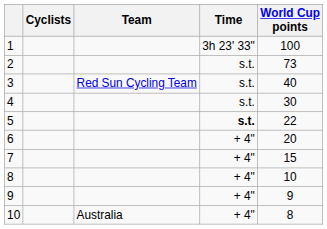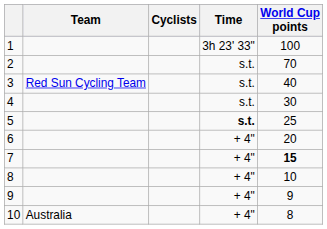columns swapped: (48, 20) <-> (137, 20)
(290, 64) 73 -> (290, 64) 70
(290, 121) 22 -> (290, 121) 25
(290, 158) normal -> (290, 158) bold
